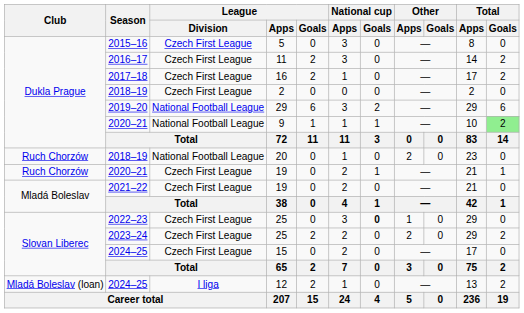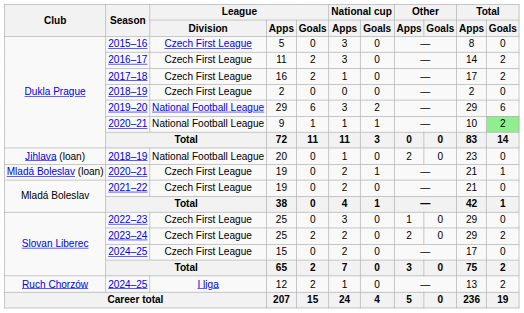(55, 156) Ruch Chorzów -> (55, 156) Jihlava (loan)
(55, 172) Ruch Chorzów -> (55, 172) Mladá Boleslav (loan)
(377, 220) bold -> (377, 220) normal
(55, 284) Mladá Boleslav (loan) -> (55, 284) Ruch Chorzów
